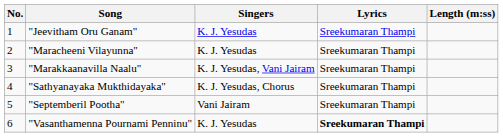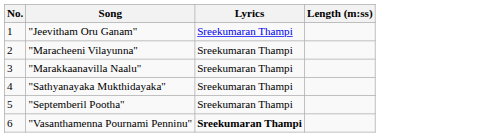- column: (256, 13)
